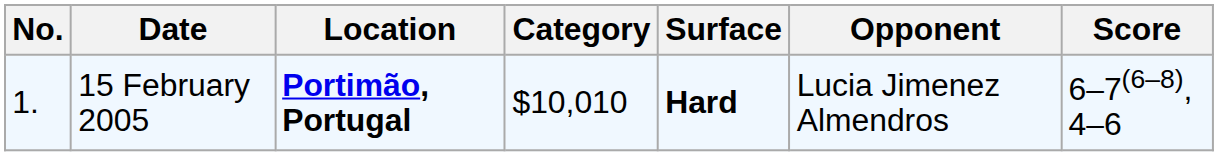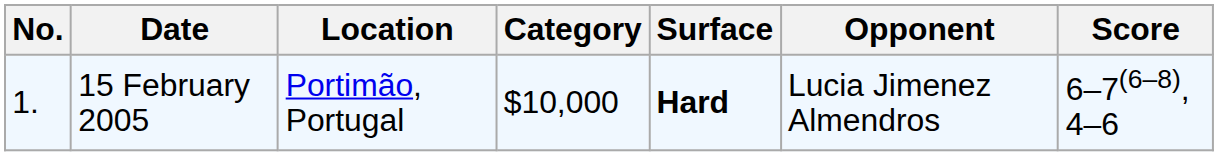(356, 102) bold -> (354, 102) normal
(570, 102) $10,010 -> (561, 102) $10,000
